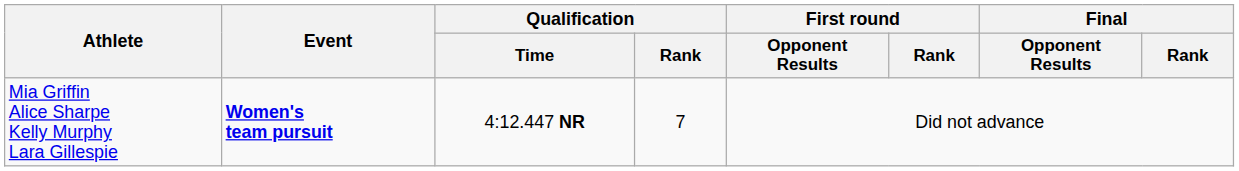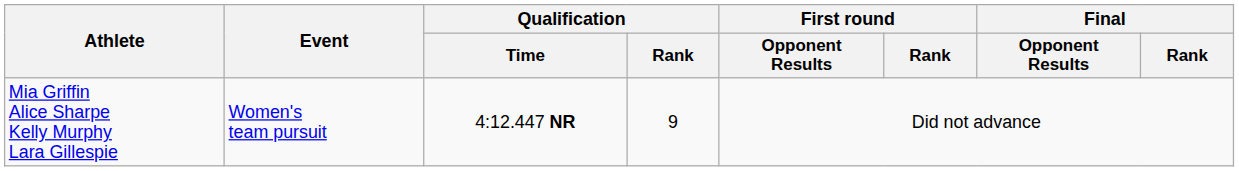(279, 122) bold -> (278, 122) normal
(681, 122) 7 -> (673, 122) 9
